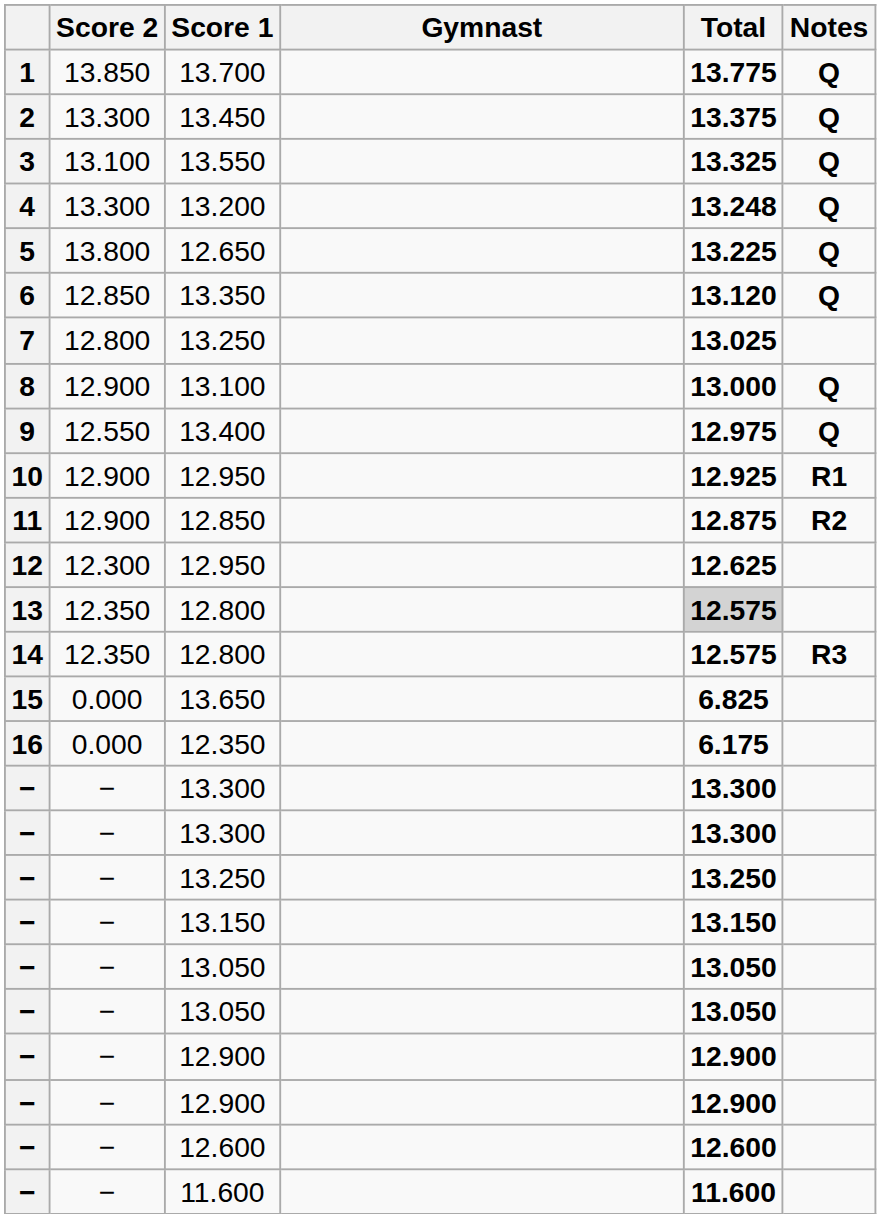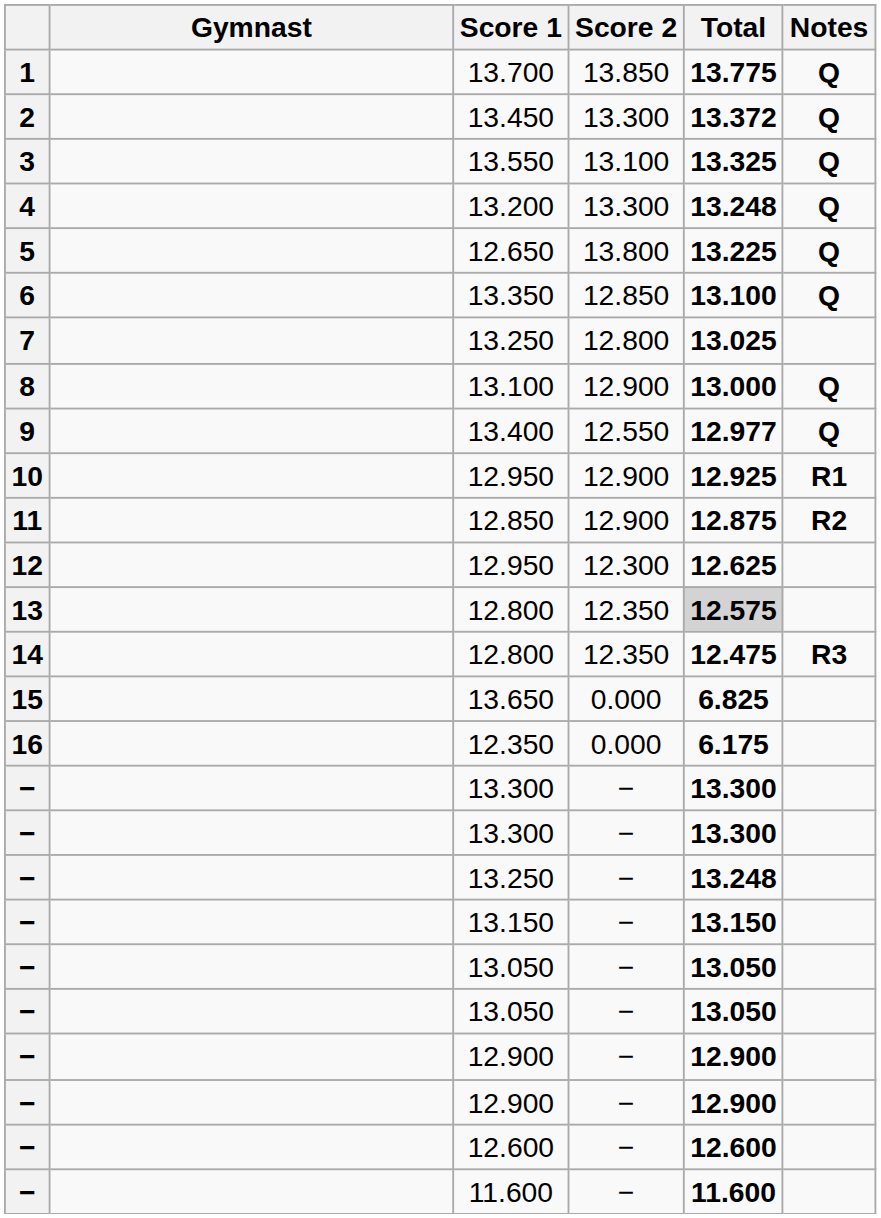columns swapped: (482, 27) <-> (107, 27)
(733, 117) 13.375 -> (733, 117) 13.372
(733, 296) 13.120 -> (733, 296) 13.100
(733, 430) 12.975 -> (733, 430) 12.977
(733, 654) 12.575 -> (733, 654) 12.475
(733, 878) 13.250 -> (733, 878) 13.248
